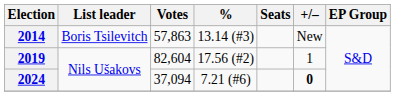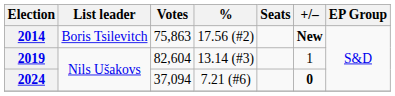(172, 36) 57,863 -> (172, 36) 75,863
(226, 36) 13.14 (#3) -> (226, 36) 17.56 (#2)
(310, 36) normal -> (310, 36) bold
(226, 58) 17.56 (#2) -> (226, 58) 13.14 (#3)
